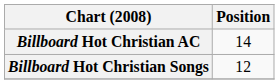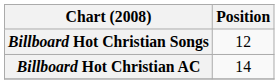rows swapped: (109, 66) <-> (109, 41)
